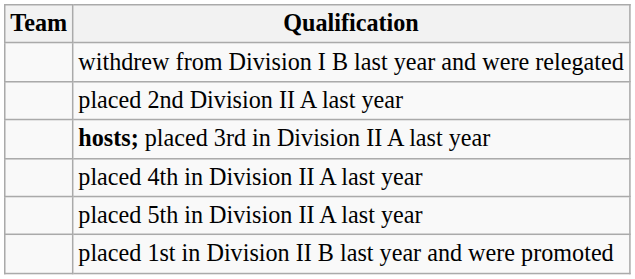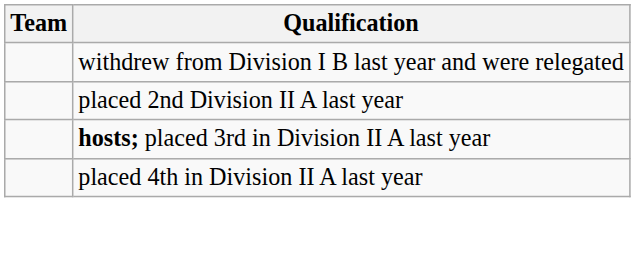- row: (250, 215)
- row: (346, 253)
